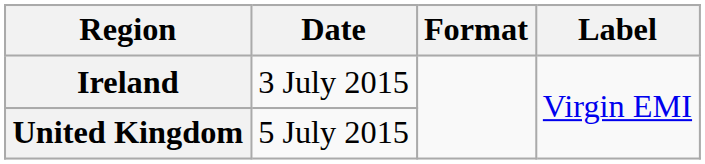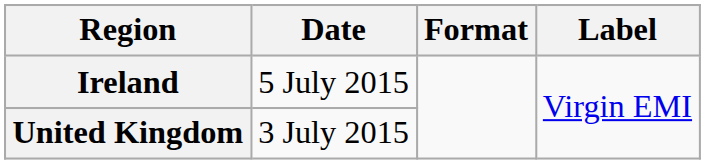(334, 81) 3 July 2015 -> (334, 81) 5 July 2015
(334, 132) 5 July 2015 -> (334, 132) 3 July 2015
